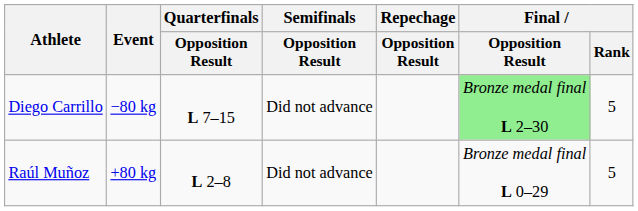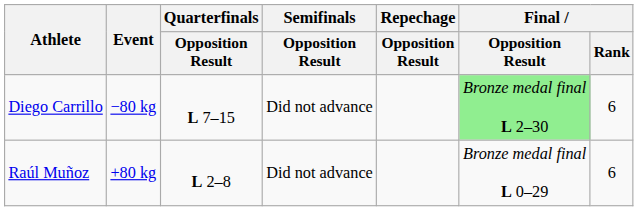(612, 107) 5 -> (612, 107) 6
(612, 173) 5 -> (612, 173) 6
